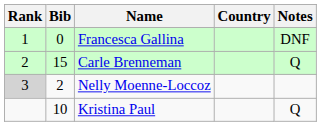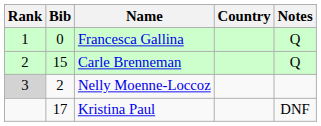(295, 39) DNF -> (295, 39) Q
(60, 109) 10 -> (60, 109) 17
(295, 109) Q -> (295, 109) DNF
